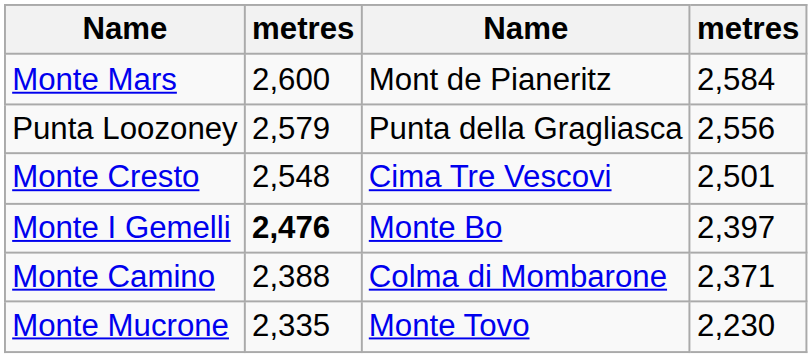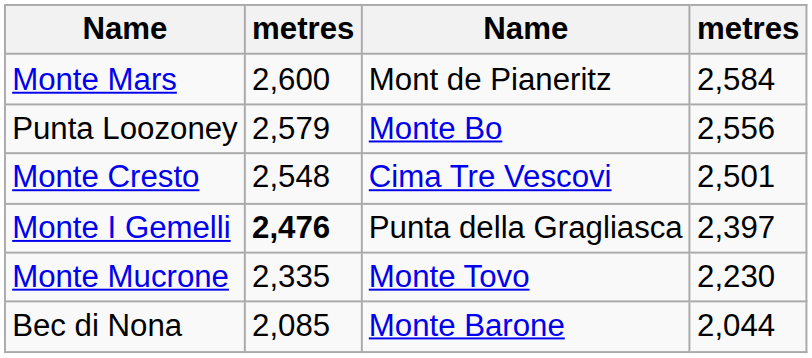(526, 128) Punta della Gragliasca -> (436, 128) Monte Bo
(436, 227) Monte Bo -> (526, 227) Punta della Gragliasca
- row: (114, 276)
+ row: (97, 326)
